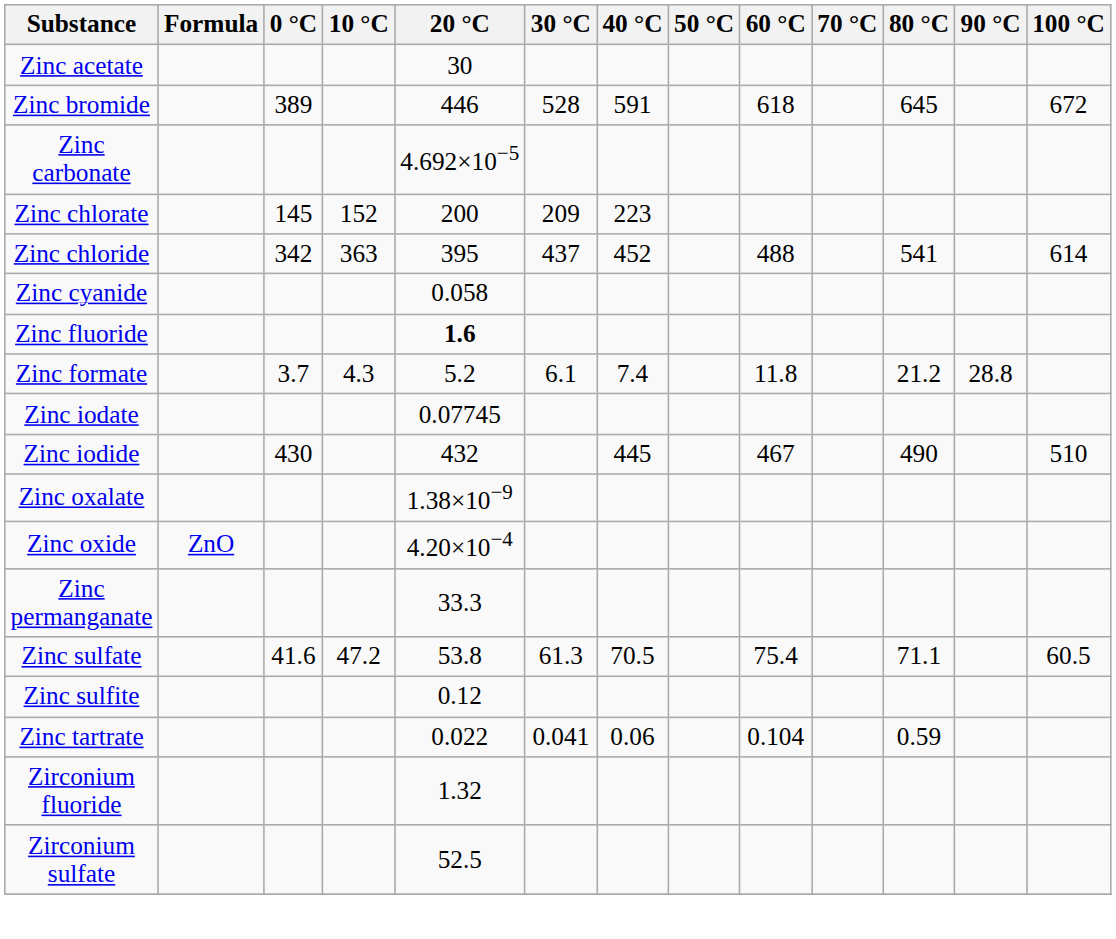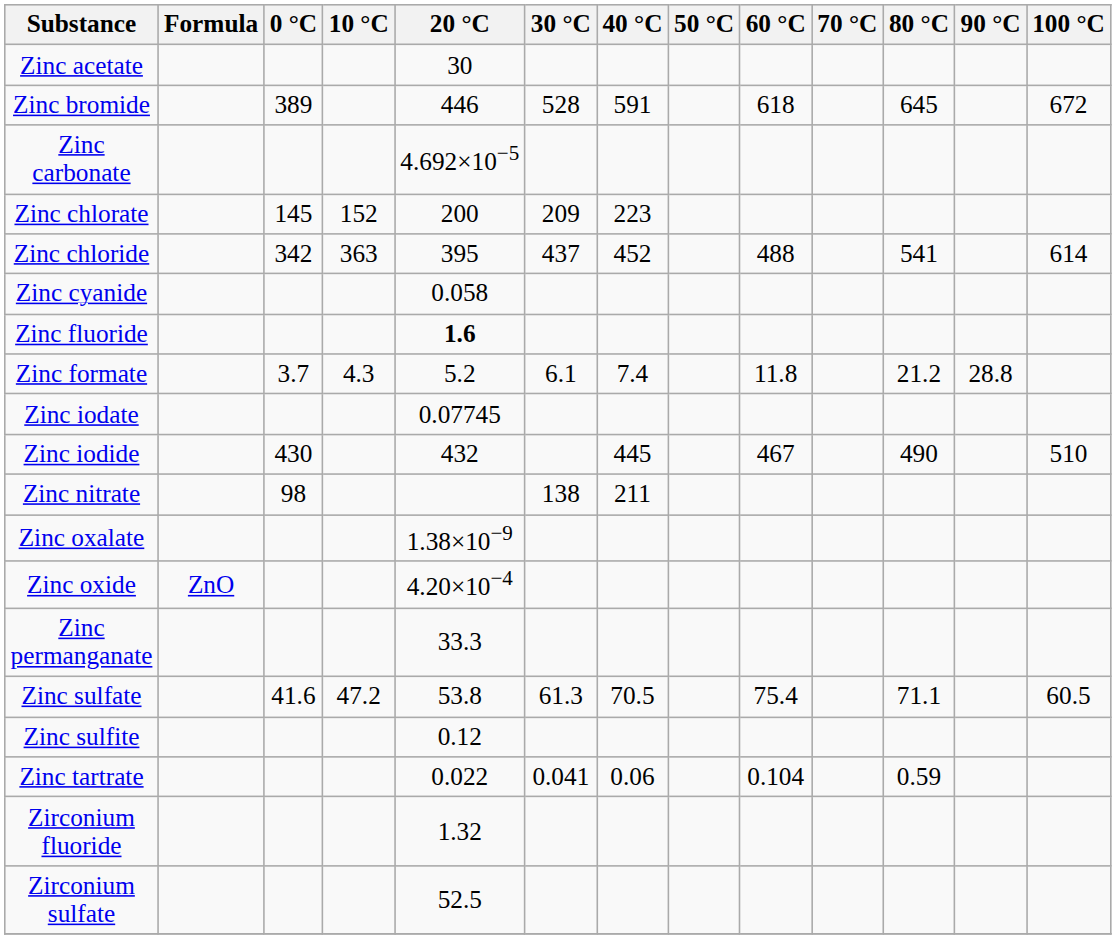+ row: (81, 494)
